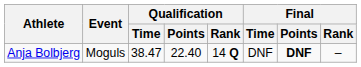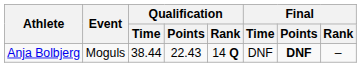(146, 53) 38.47 -> (146, 53) 38.44
(186, 53) 22.40 -> (186, 53) 22.43
